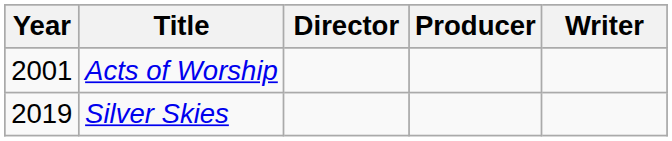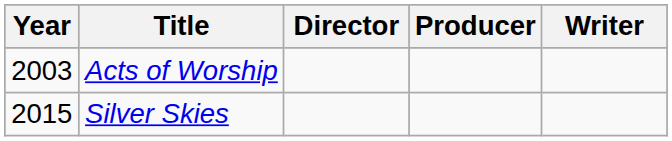(42, 69) 2001 -> (42, 69) 2003
(42, 113) 2019 -> (42, 113) 2015
